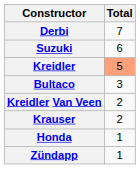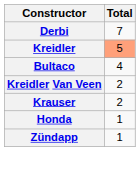- row: (54, 48)
(120, 84) 3 -> (120, 66) 4
